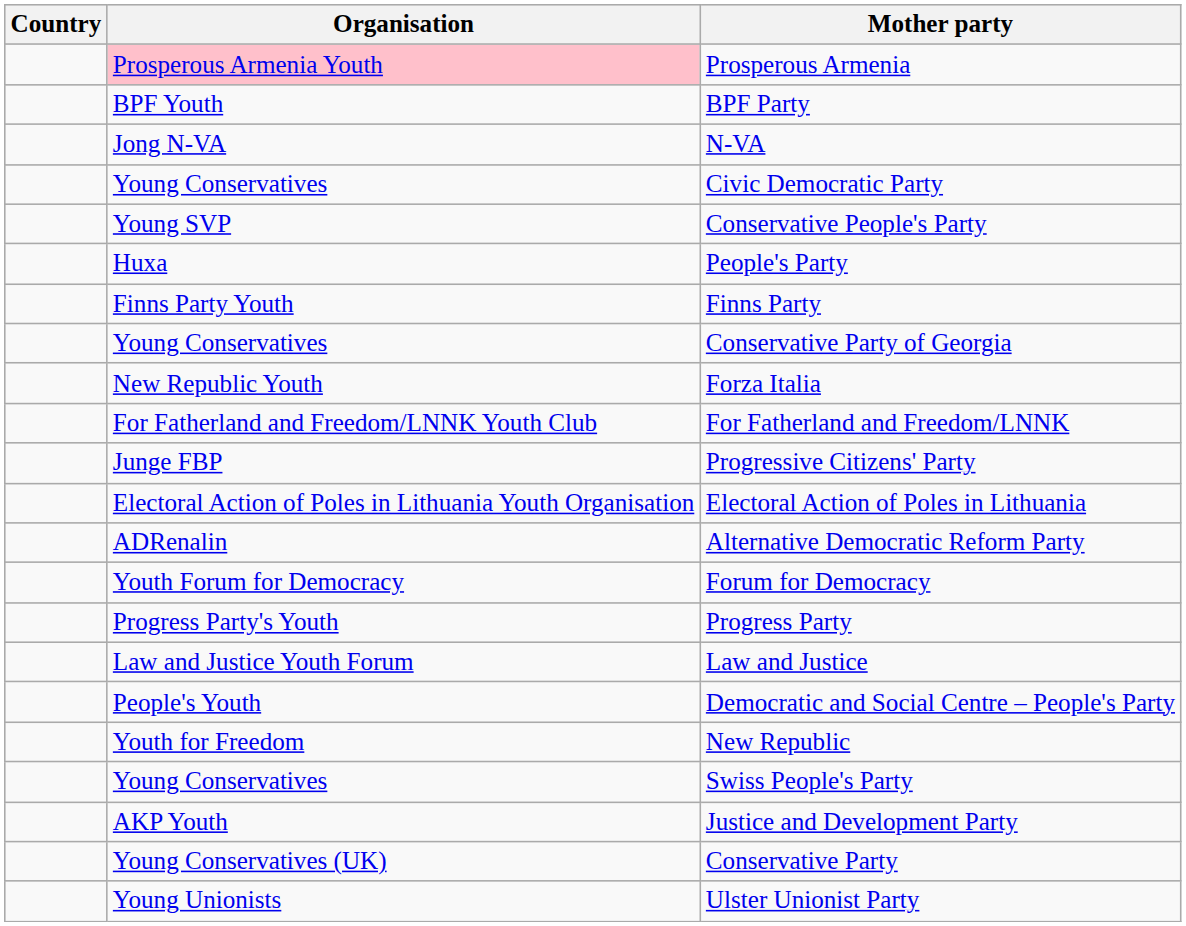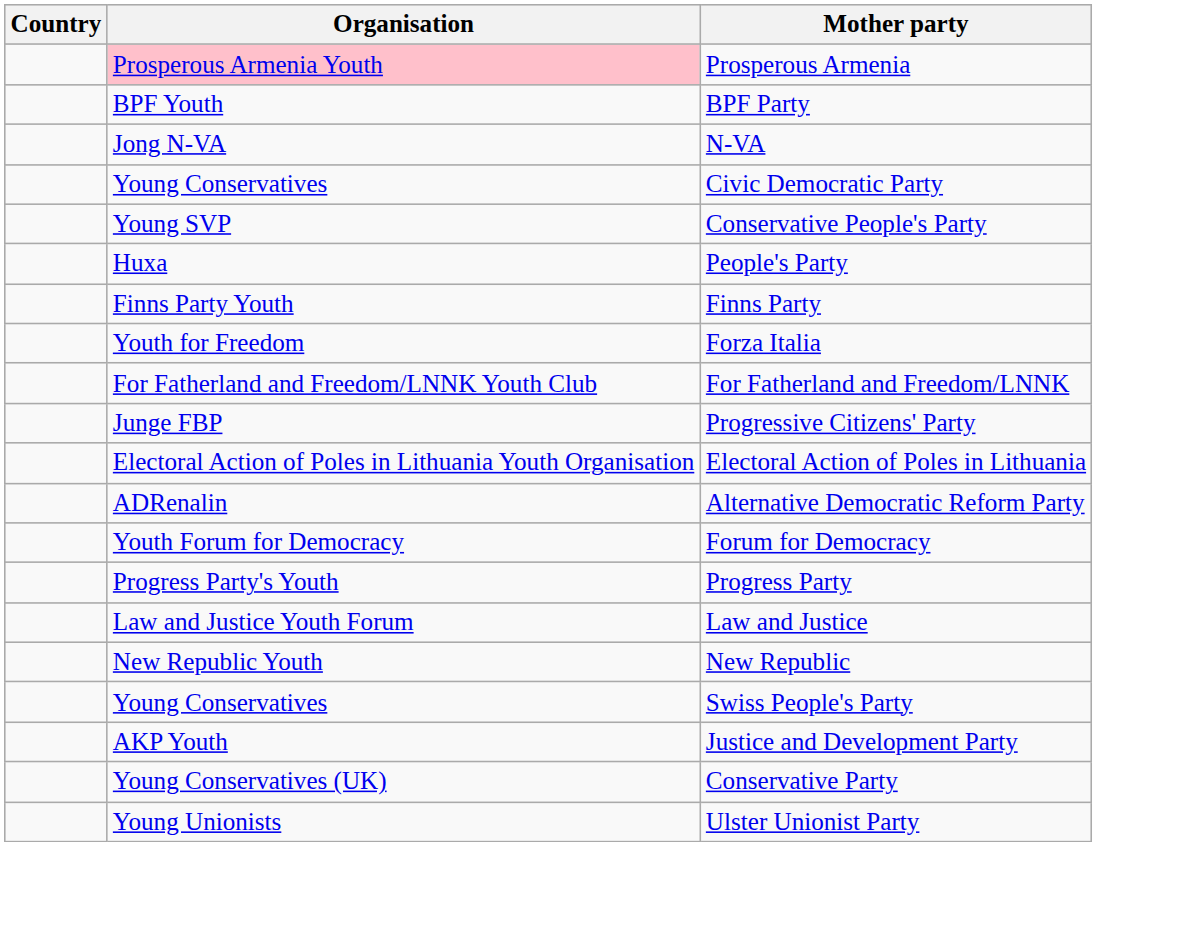- row: (859, 343)
(218, 382) New Republic Youth -> (209, 343) Youth for Freedom
- row: (940, 701)
(209, 741) Youth for Freedom -> (218, 661) New Republic Youth
